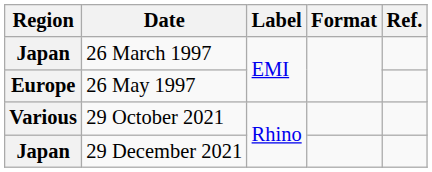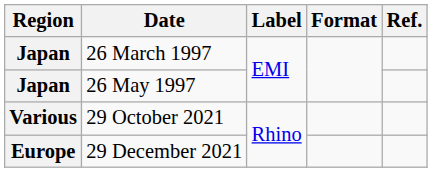(43, 85) Europe -> (43, 85) Japan
(43, 150) Japan -> (43, 150) Europe
